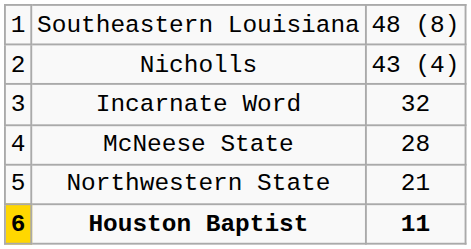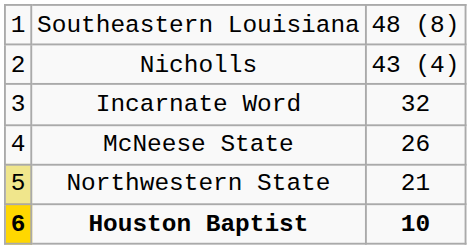(415, 144) 28 -> (415, 144) 26
(18, 184) no background -> (18, 184) khaki background
(415, 224) 11 -> (415, 224) 10
